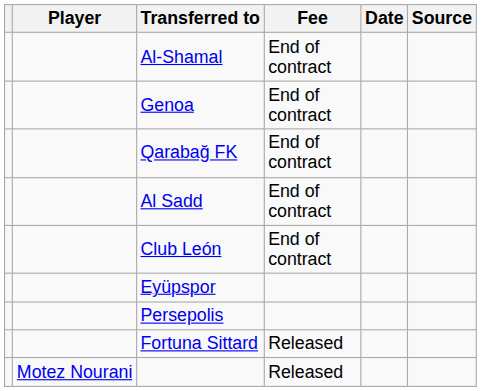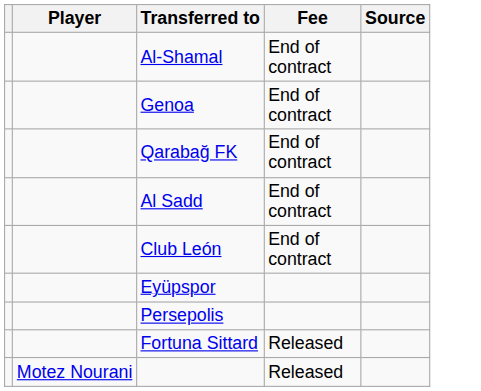- column: (384, 18)
